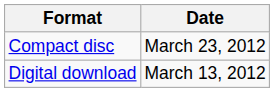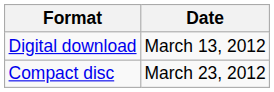rows swapped: (73, 73) <-> (61, 45)
